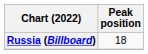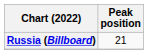(121, 40) 18 -> (121, 40) 21
